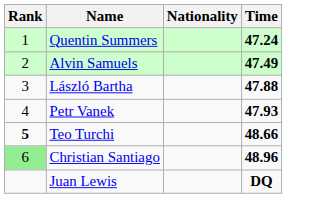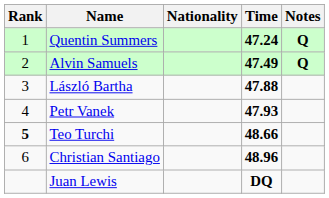+ column: (303, 16)
(25, 157) lightgreen background -> (25, 157) no background
